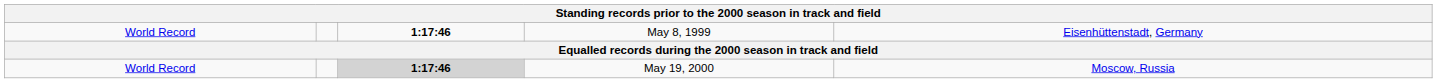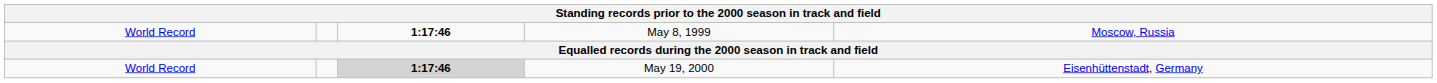(1133, 31) Eisenhüttenstadt, Germany -> (1133, 31) Moscow, Russia
(1133, 68) Moscow, Russia -> (1133, 68) Eisenhüttenstadt, Germany
